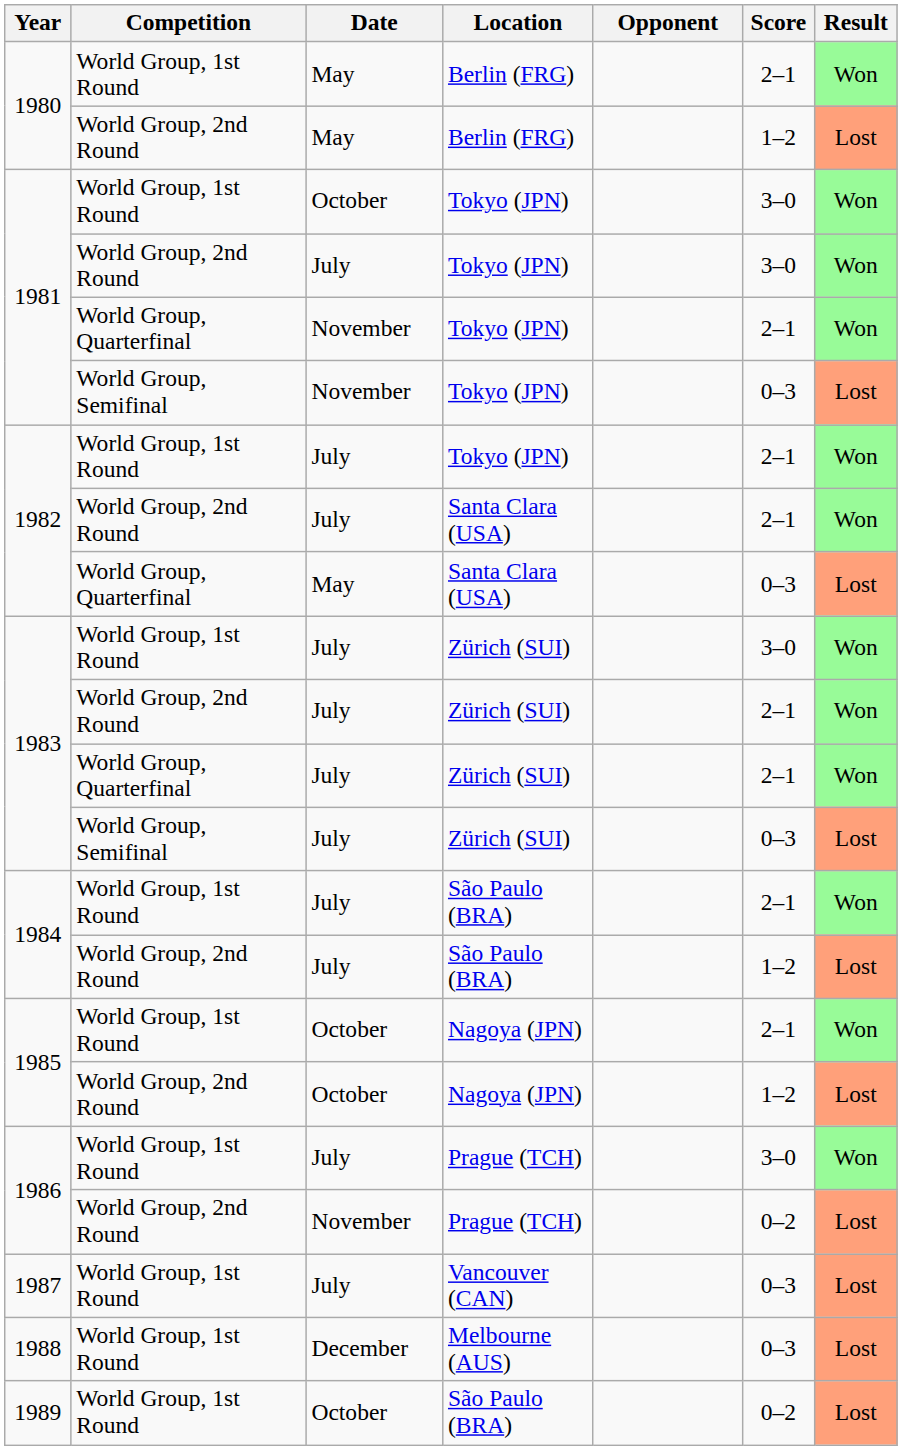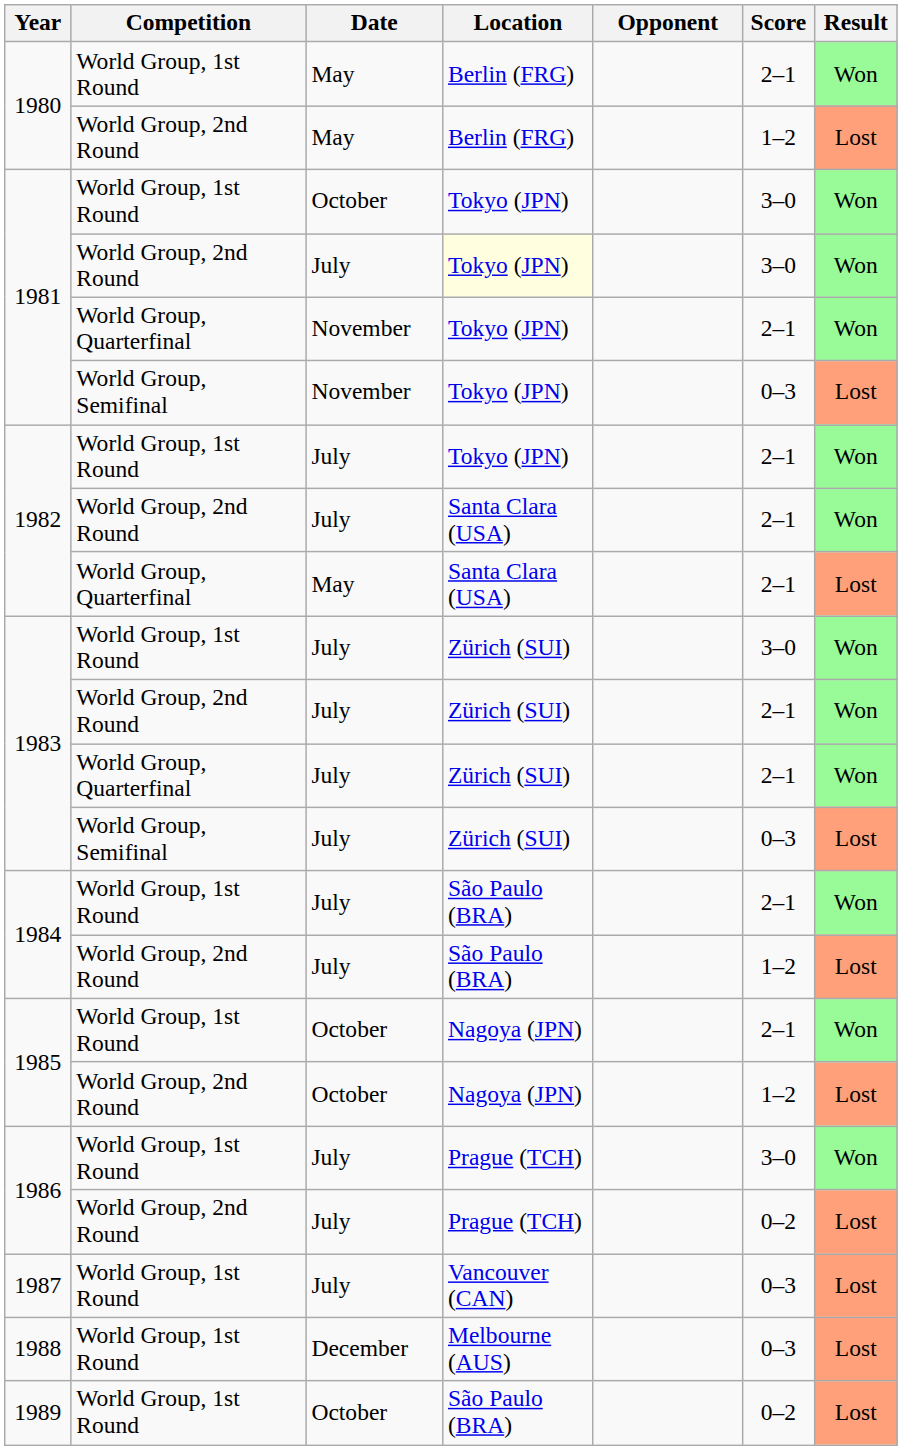(508, 264) no background -> (508, 264) lightyellow background
(778, 583) 0–3 -> (778, 583) 2–1
(361, 1221) November -> (331, 1221) July
